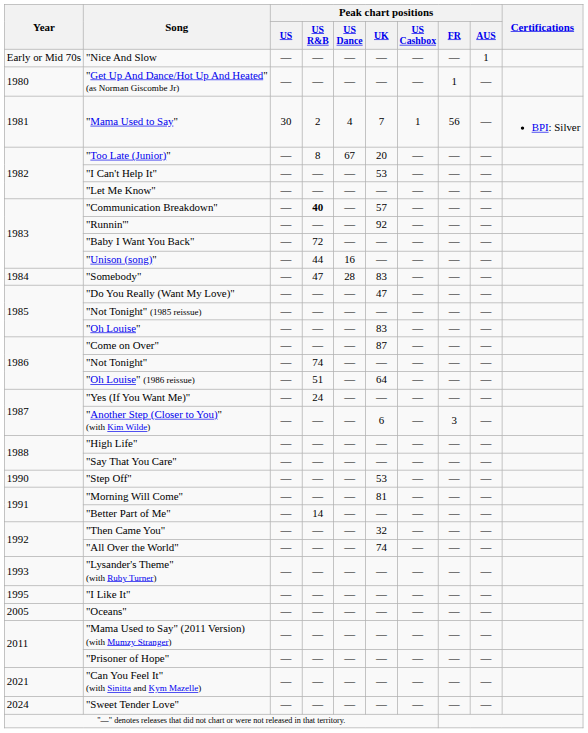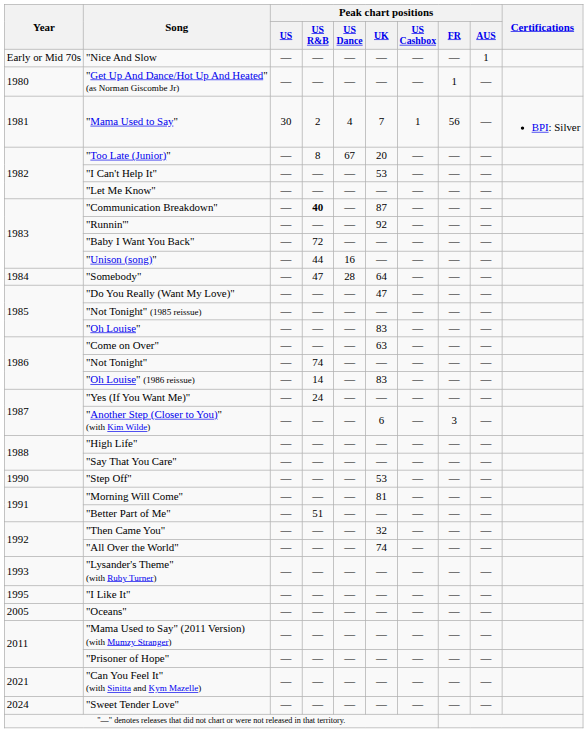(381, 207) 57 -> (381, 207) 87
(381, 276) 83 -> (381, 276) 64
(381, 345) 87 -> (381, 345) 63
(318, 380) 51 -> (318, 380) 14
(381, 380) 64 -> (381, 380) 83
(318, 513) 14 -> (318, 513) 51
